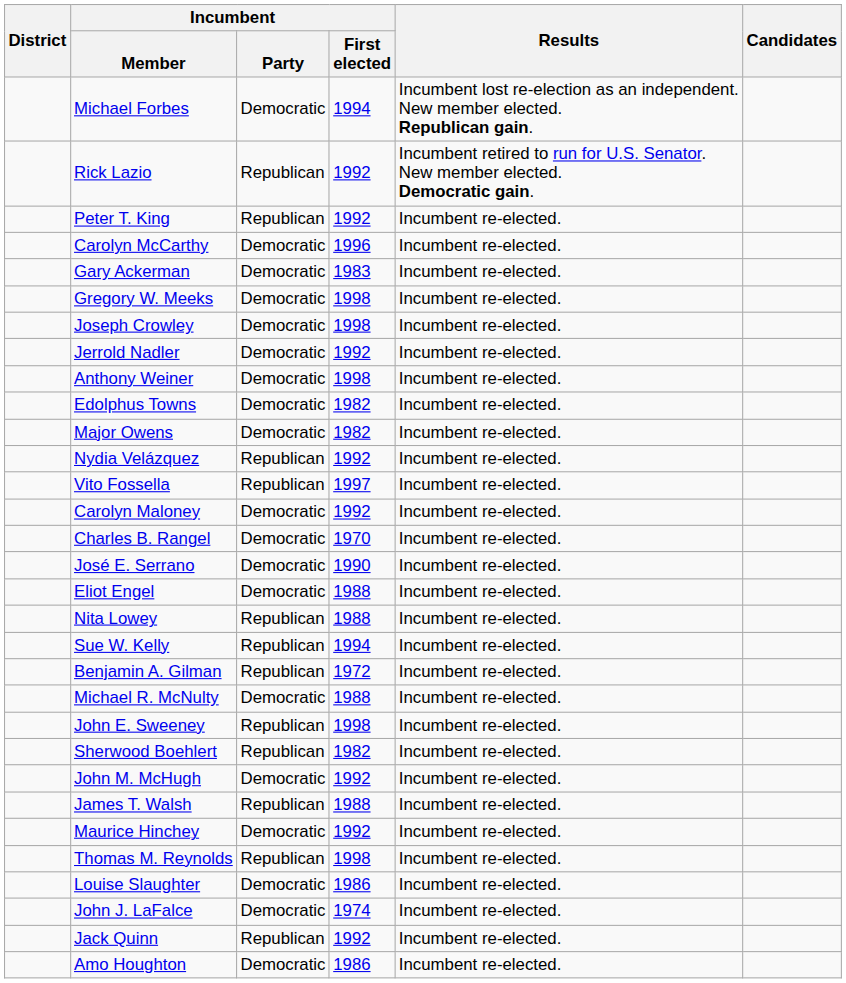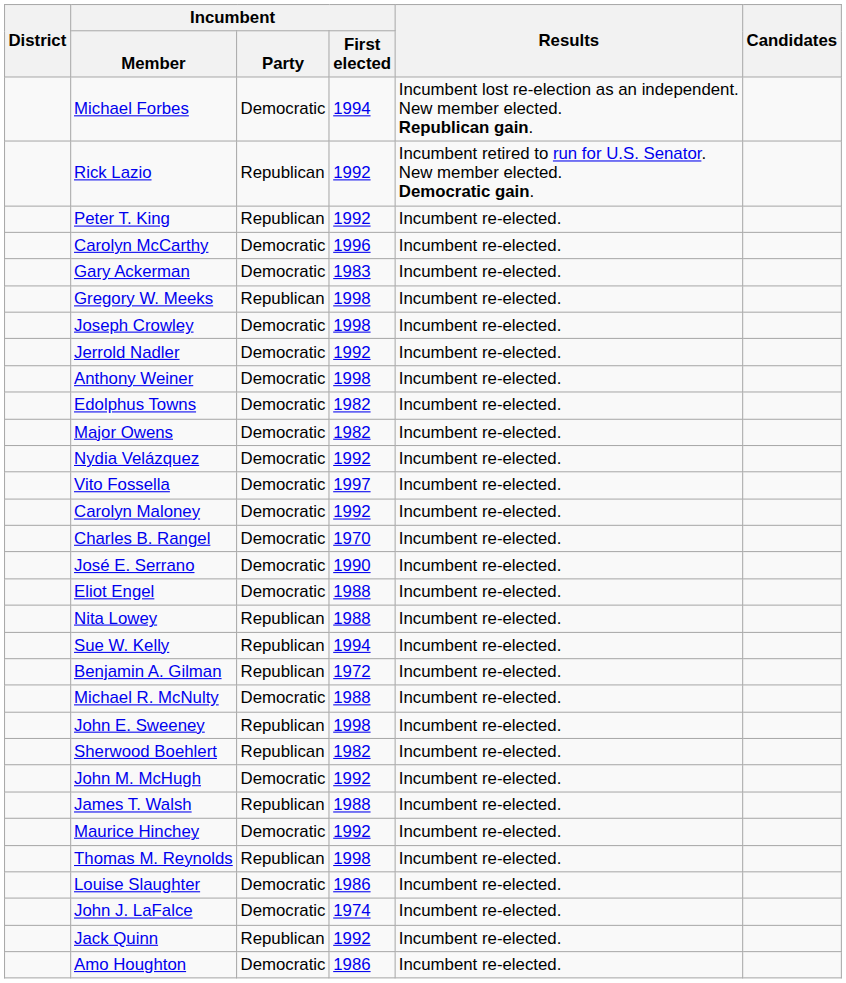(283, 298) Democratic -> (283, 298) Republican
(283, 458) Republican -> (283, 458) Democratic
(283, 485) Republican -> (283, 485) Democratic
